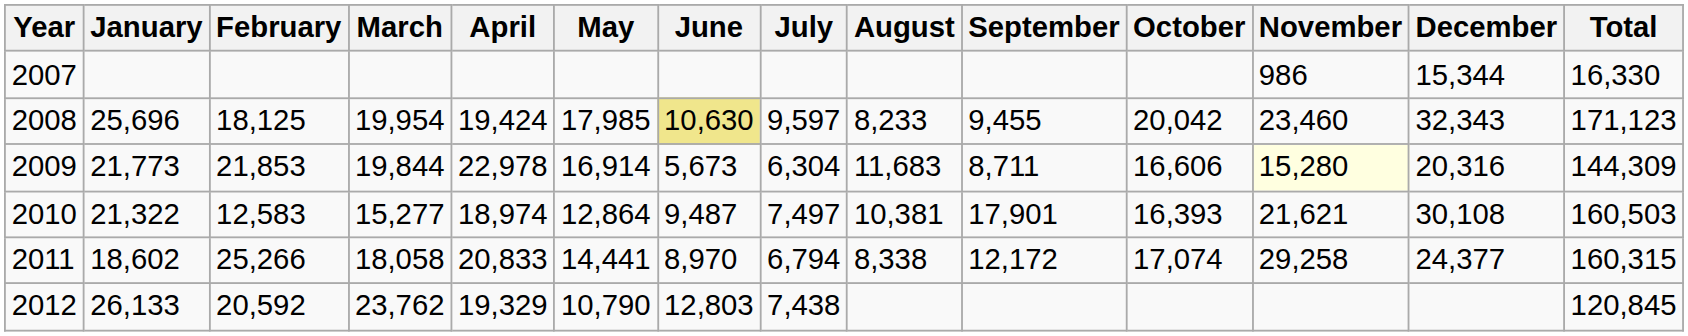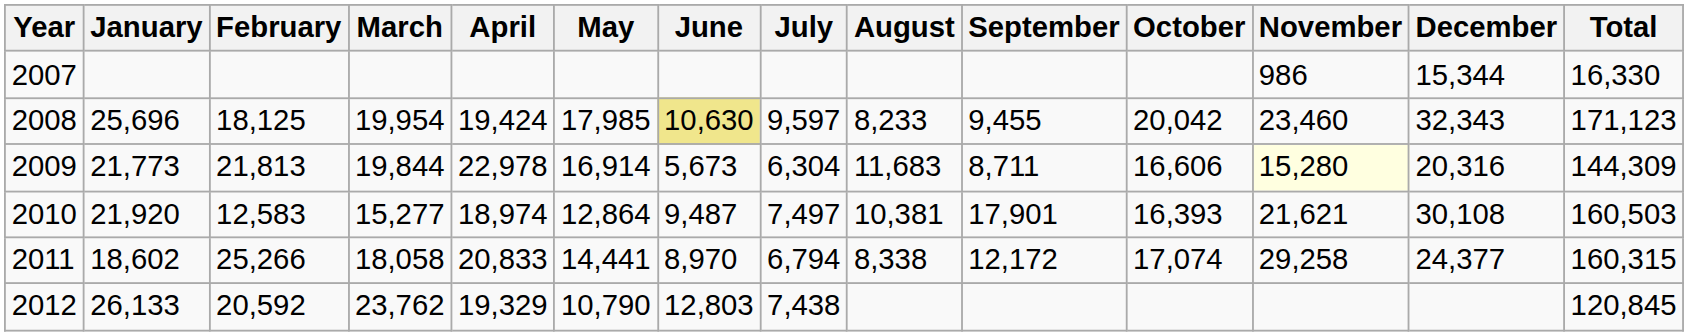(261, 167) 21,853 -> (261, 167) 21,813
(135, 213) 21,322 -> (135, 213) 21,920
